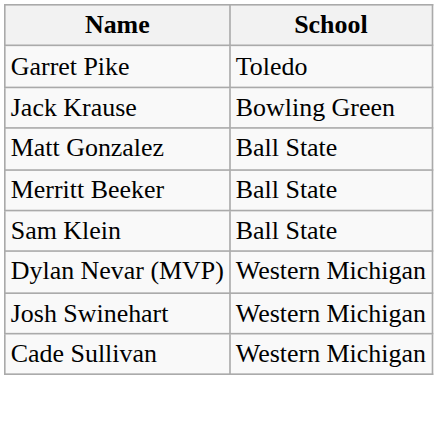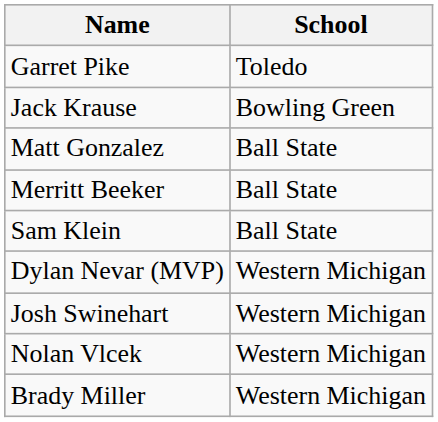- row: (84, 353)
+ row: (76, 353)
+ row: (78, 395)
